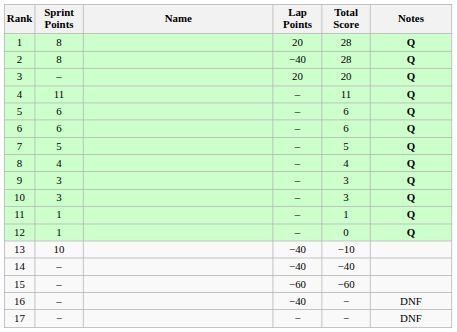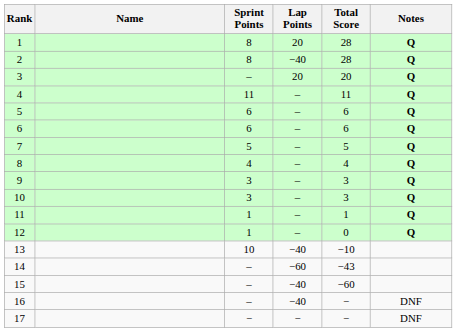columns swapped: (178, 19) <-> (59, 19)
(298, 266) −40 -> (298, 266) −60
(346, 266) −40 -> (346, 266) −43
(298, 284) −60 -> (298, 284) −40
